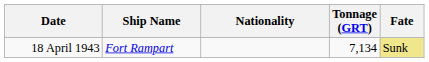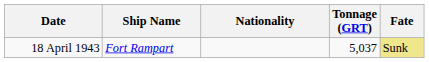(363, 47) 7,134 -> (363, 47) 5,037
